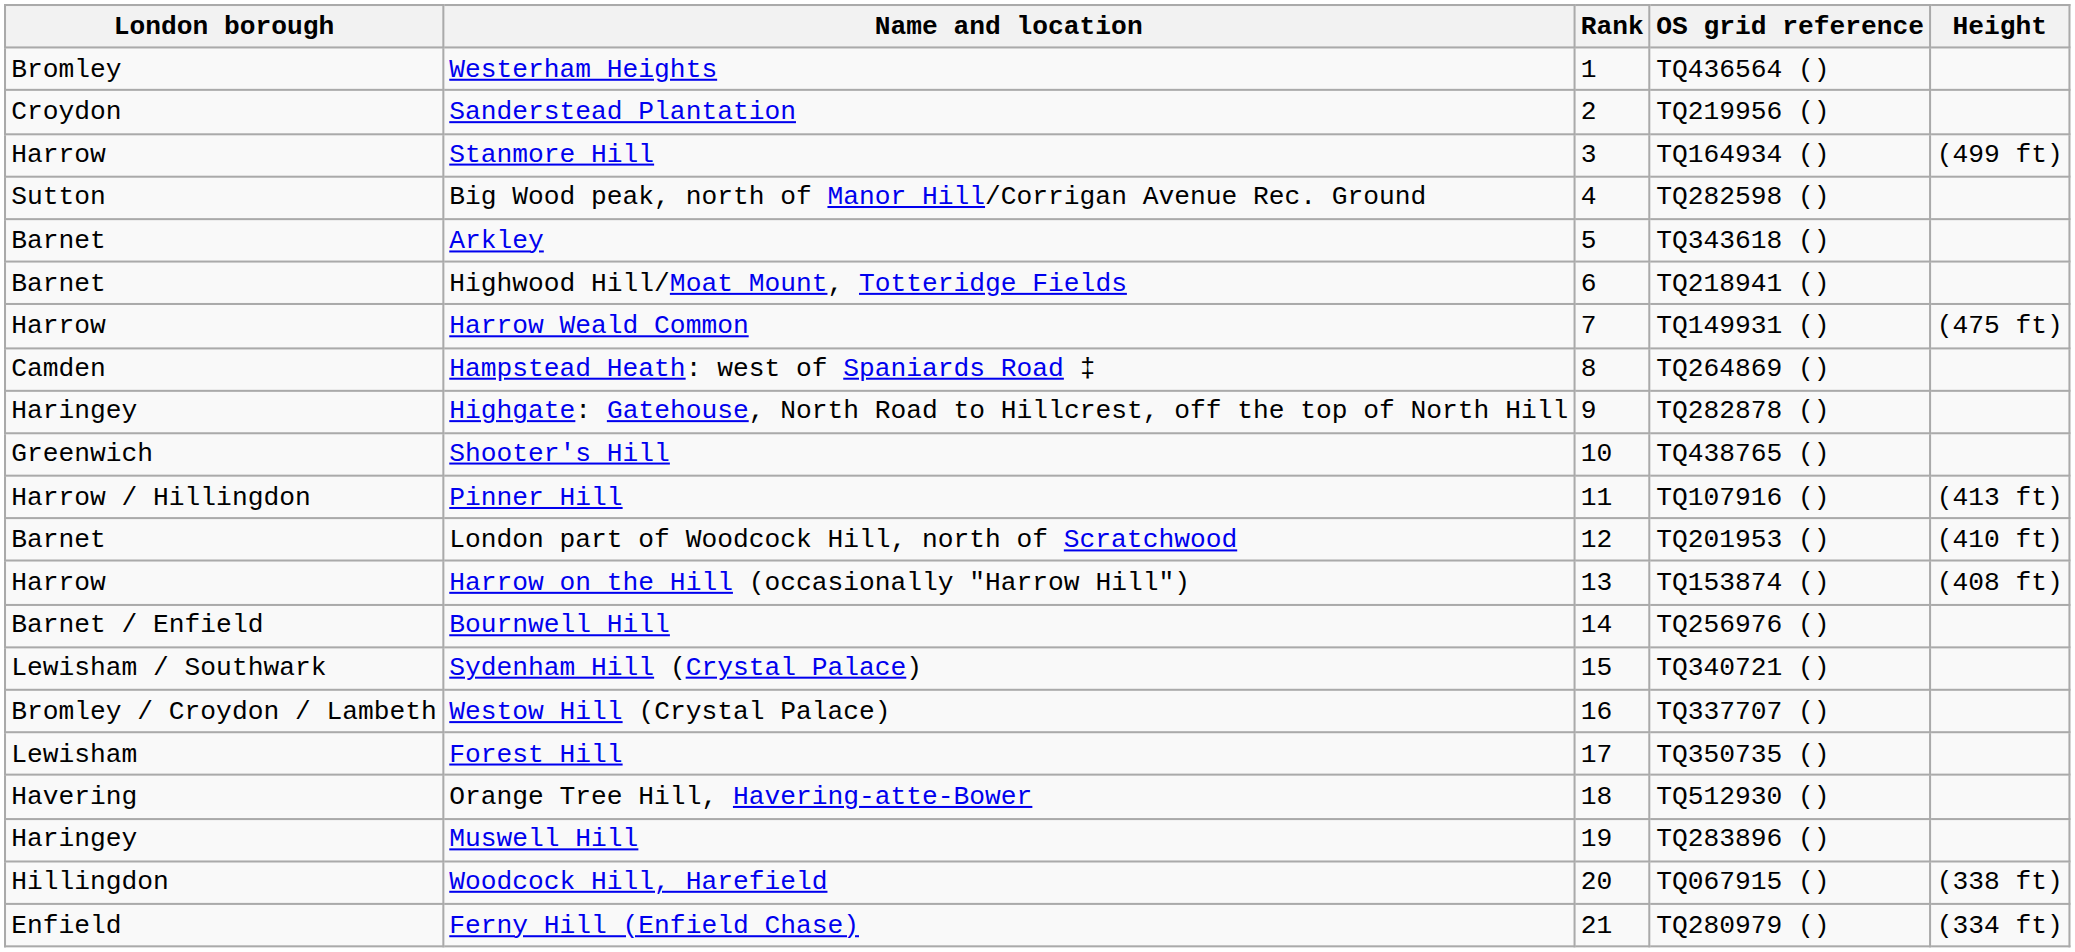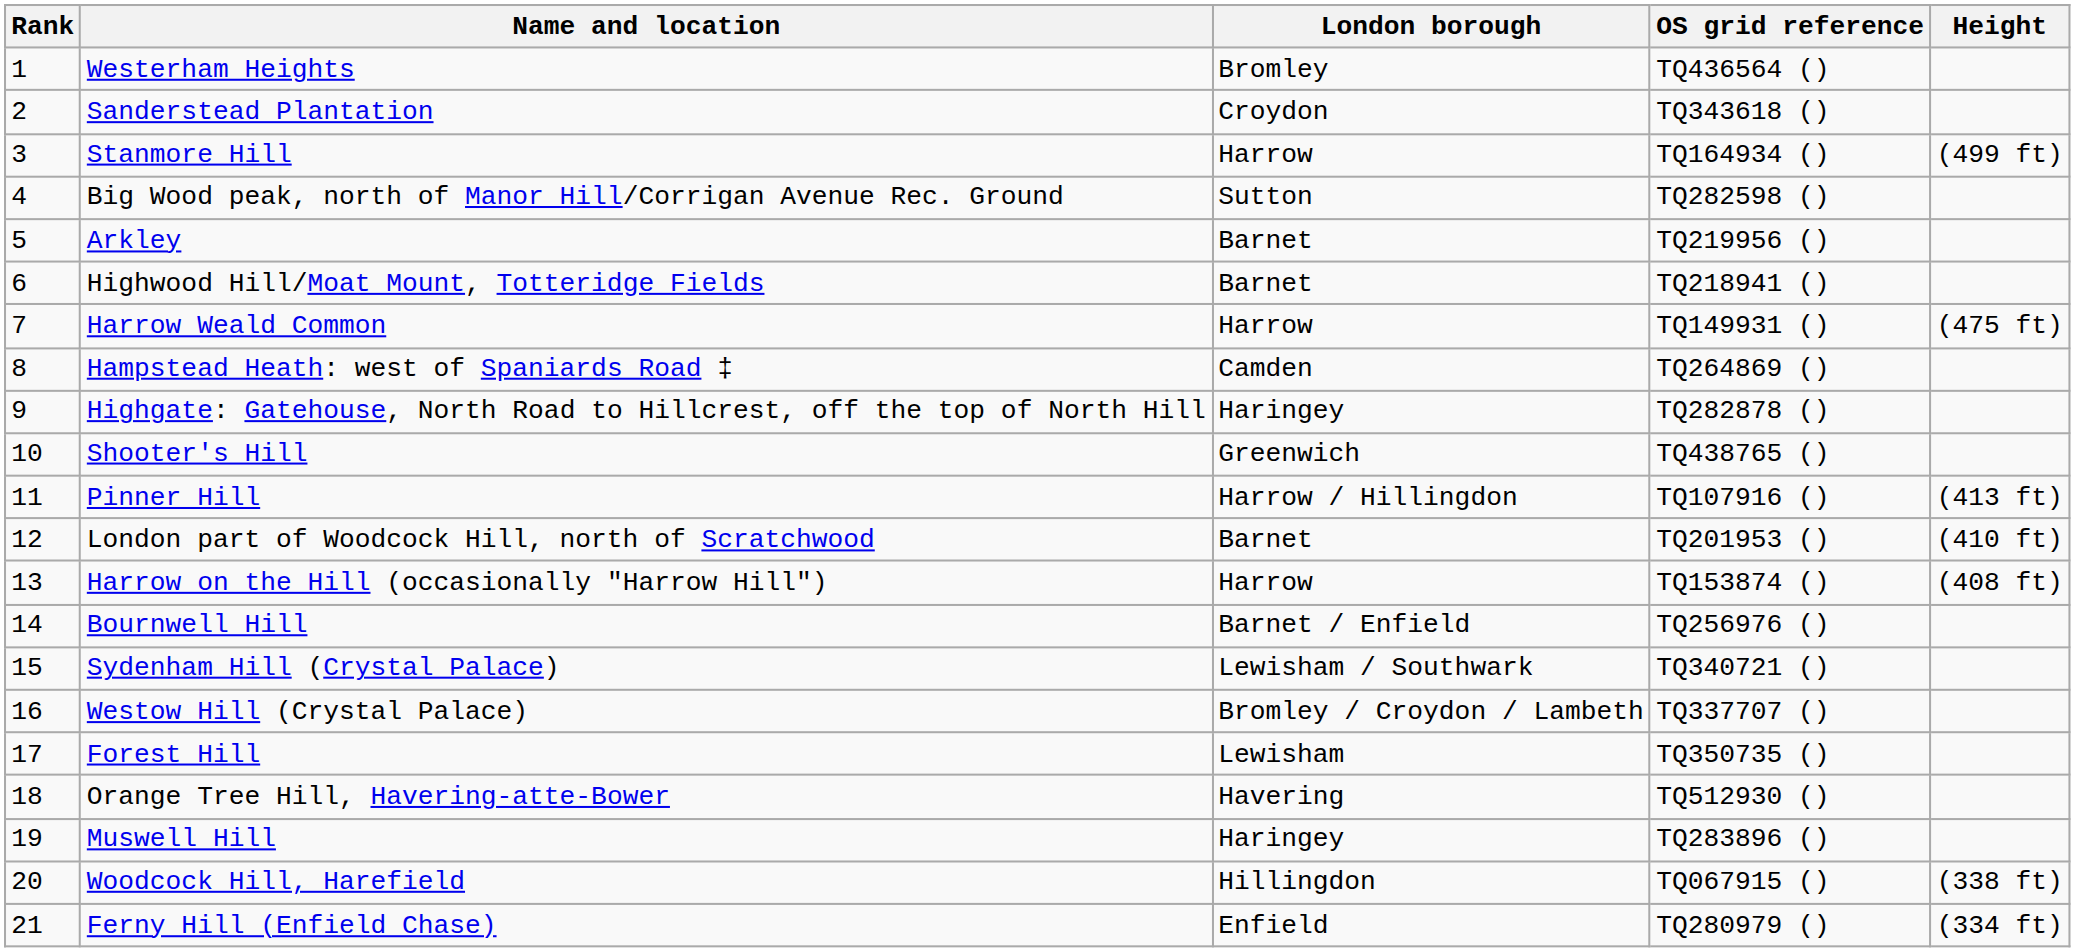columns swapped: (1612, 26) <-> (224, 26)
(1743, 112) TQ219956 () -> (1743, 112) TQ343618 ()
(1743, 240) TQ343618 () -> (1743, 240) TQ219956 ()
